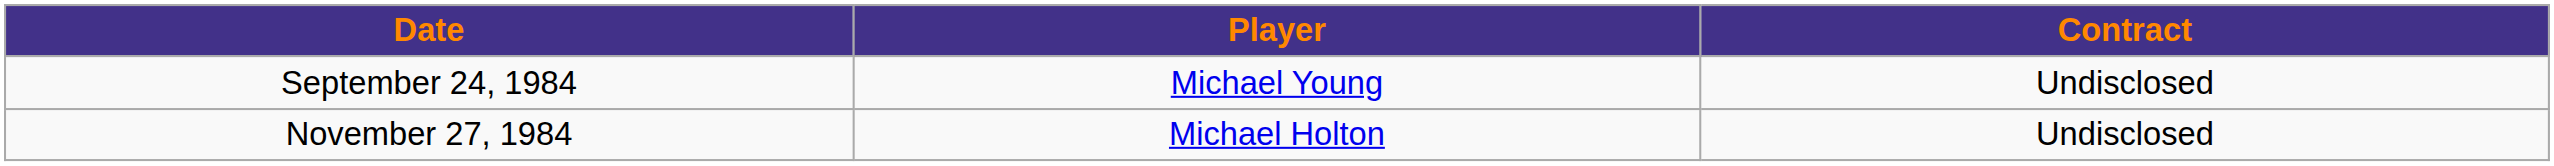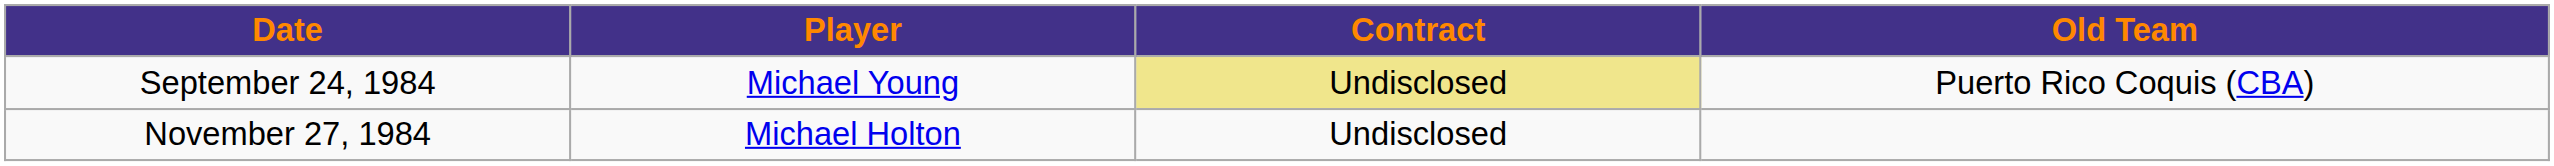+ column: (2125, 30)
(2125, 82) no background -> (1418, 82) khaki background
